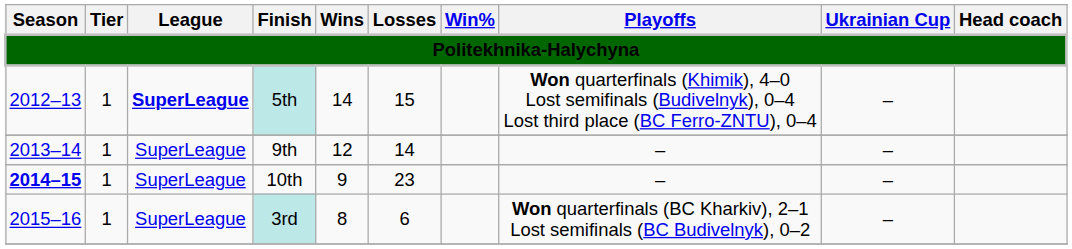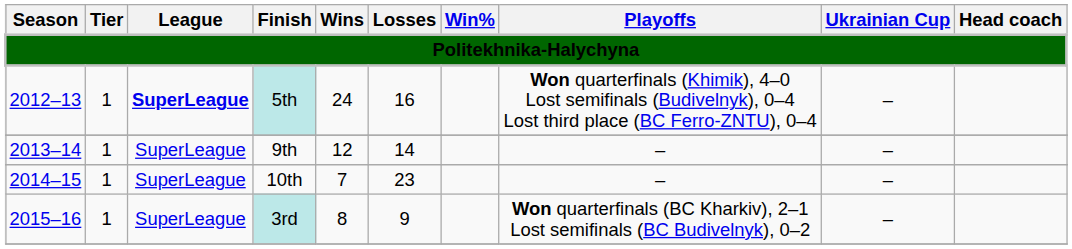(342, 101) 14 -> (342, 101) 24
(405, 101) 15 -> (405, 101) 16
(45, 180) bold -> (45, 180) normal
(342, 180) 9 -> (342, 180) 7
(405, 219) 6 -> (405, 219) 9
